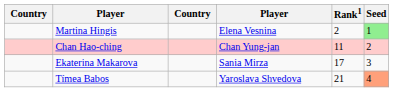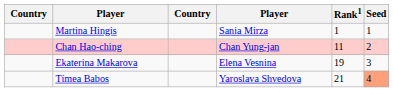(248, 31) Elena Vesnina -> (244, 31) Sania Mirza
(336, 31) 2 -> (336, 31) 1
(369, 31) lightgreen background -> (369, 31) no background
(244, 63) Sania Mirza -> (248, 63) Elena Vesnina
(339, 63) 17 -> (339, 63) 19
